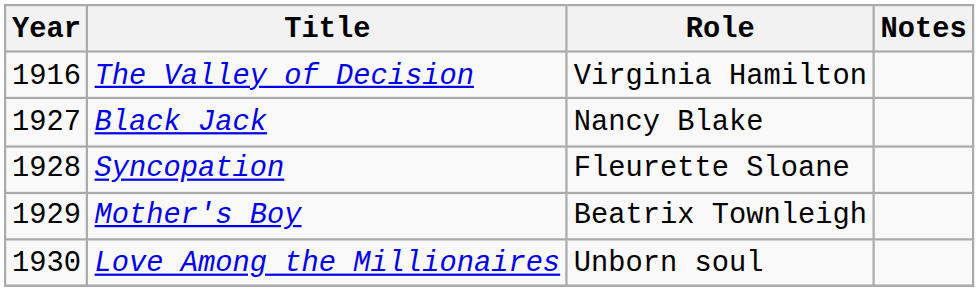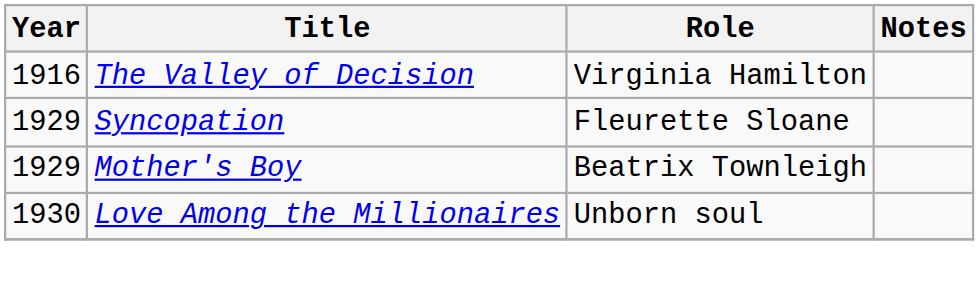- row: (181, 122)
(46, 169) 1928 -> (46, 122) 1929
